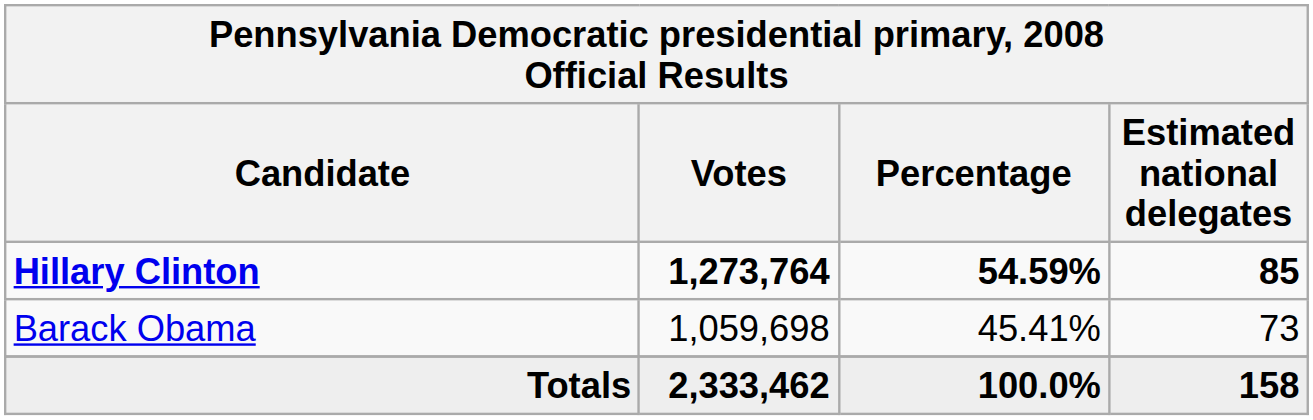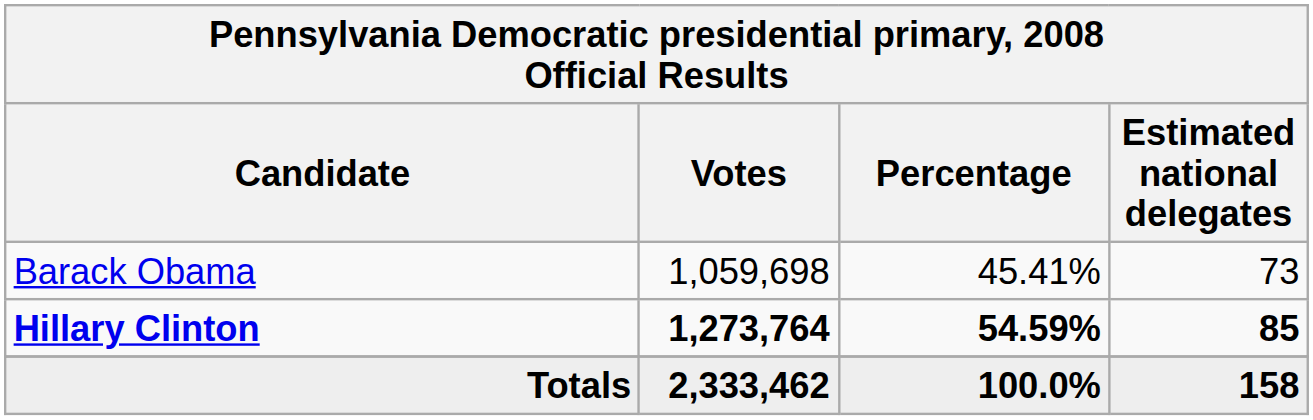rows swapped: (137, 271) <-> (135, 329)
